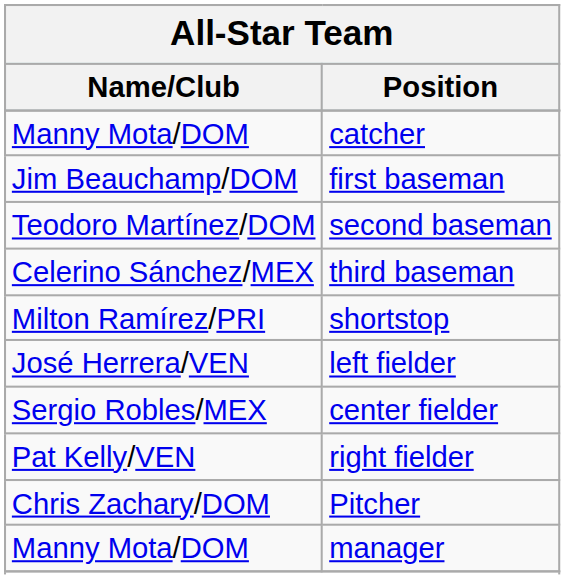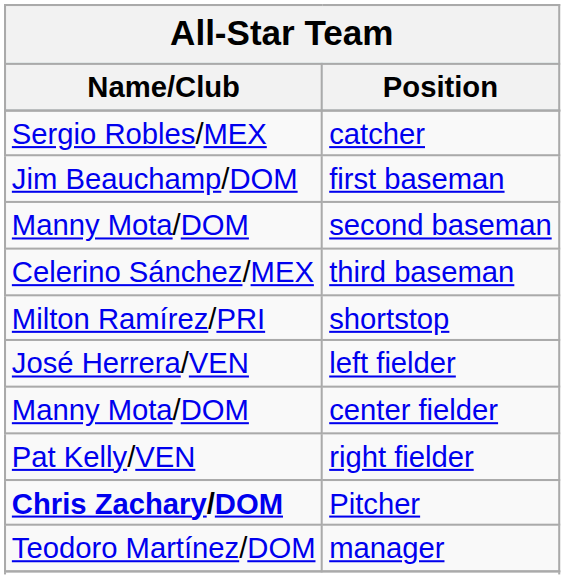(130, 133) Manny Mota/DOM -> (139, 133) Sergio Robles/MEX
(164, 226) Teodoro Martínez/DOM -> (130, 226) Manny Mota/DOM
(139, 410) Sergio Robles/MEX -> (130, 410) Manny Mota/DOM
(141, 503) normal -> (147, 503) bold
(130, 549) Manny Mota/DOM -> (164, 549) Teodoro Martínez/DOM
